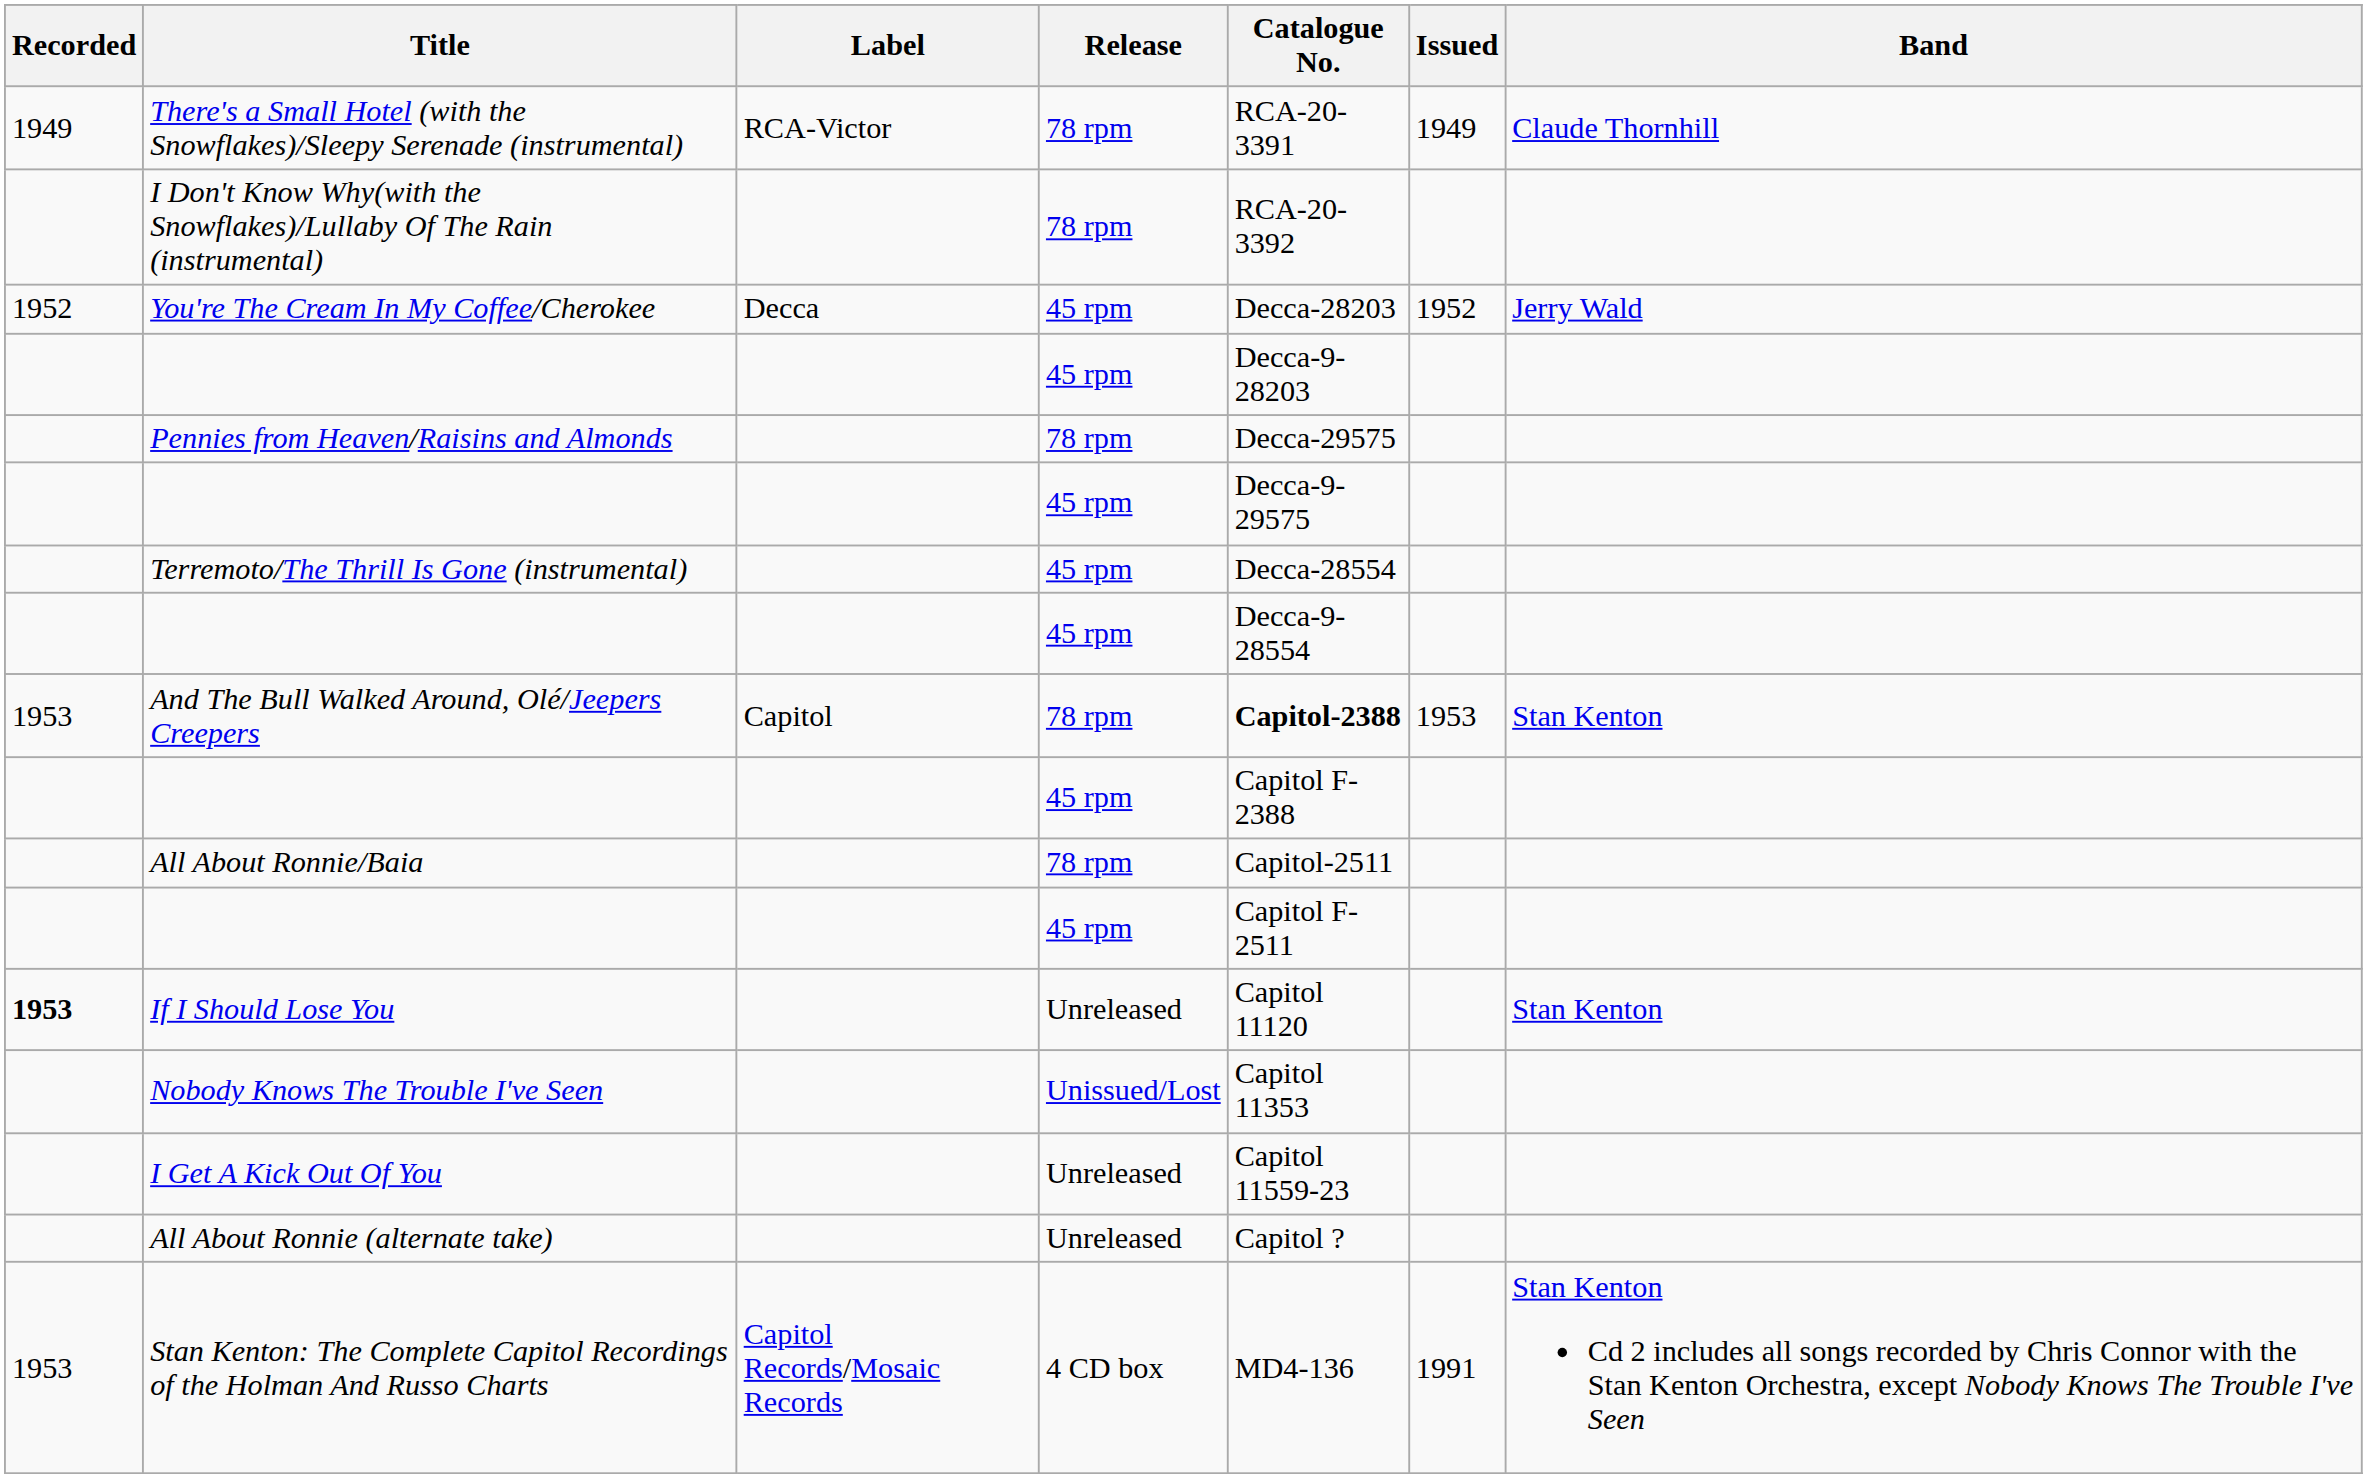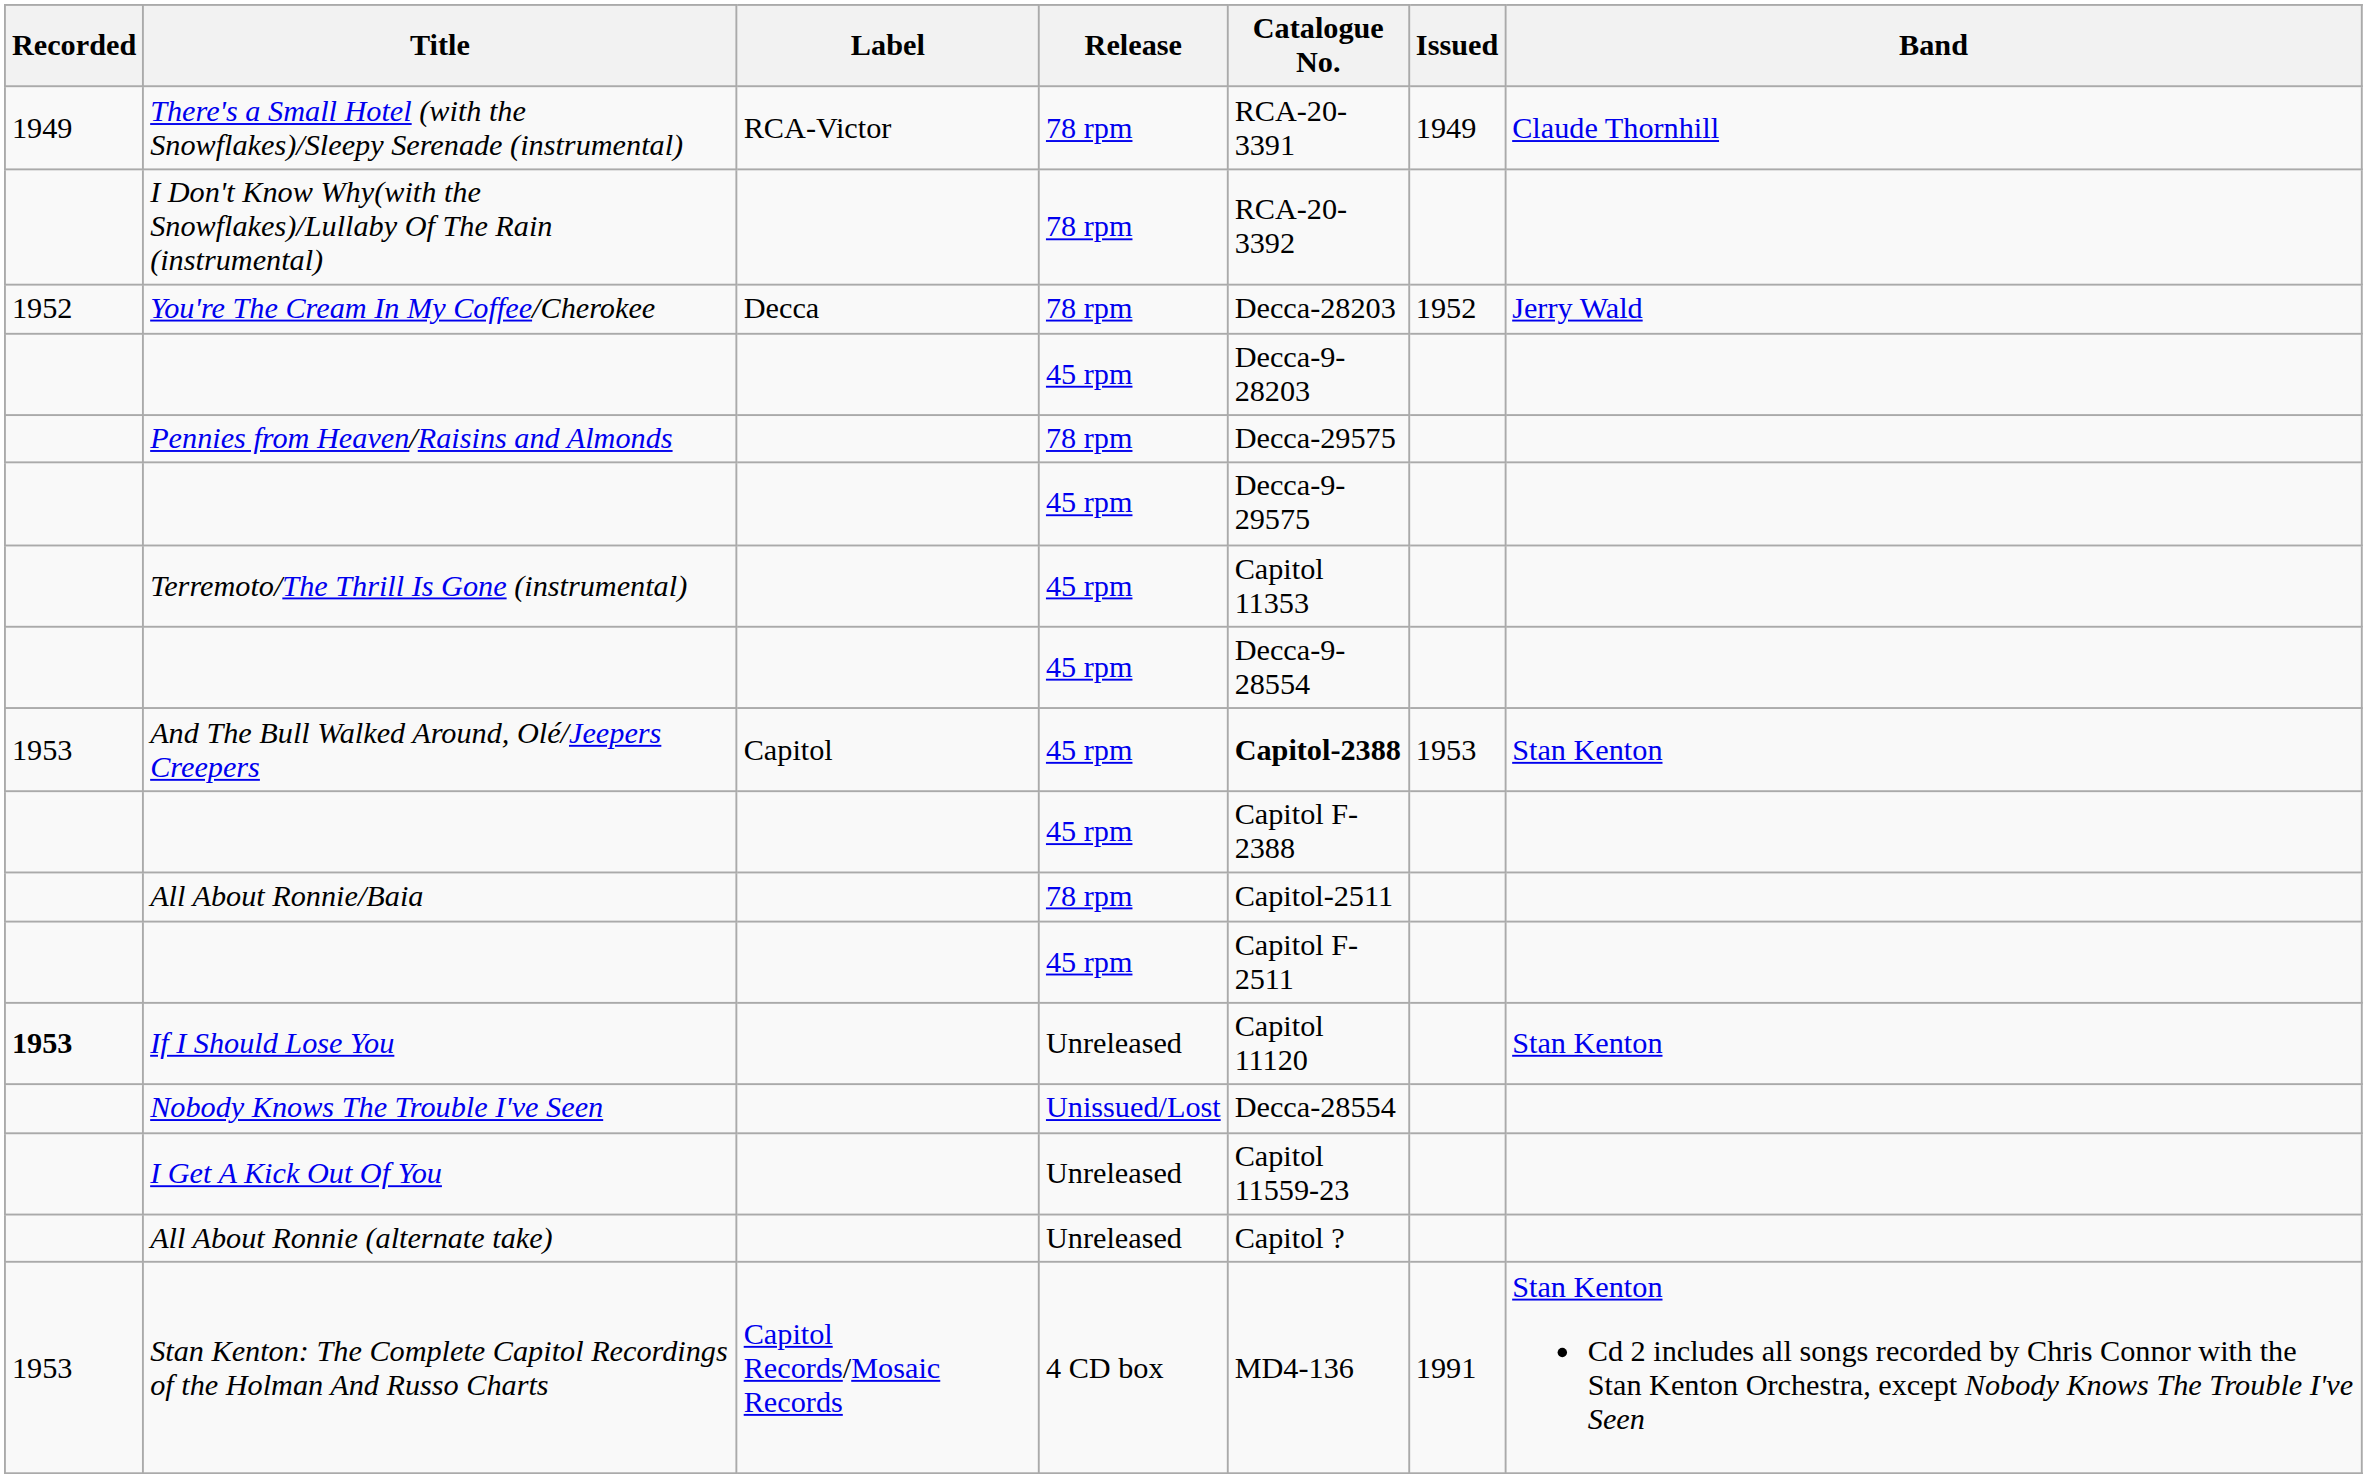(1089, 308) 45 rpm -> (1089, 308) 78 rpm
(1315, 568) Decca-28554 -> (1279, 585) Capitol 11353
(1089, 715) 78 rpm -> (1089, 749) 45 rpm
(1279, 1091) Capitol 11353 -> (1315, 1108) Decca-28554
